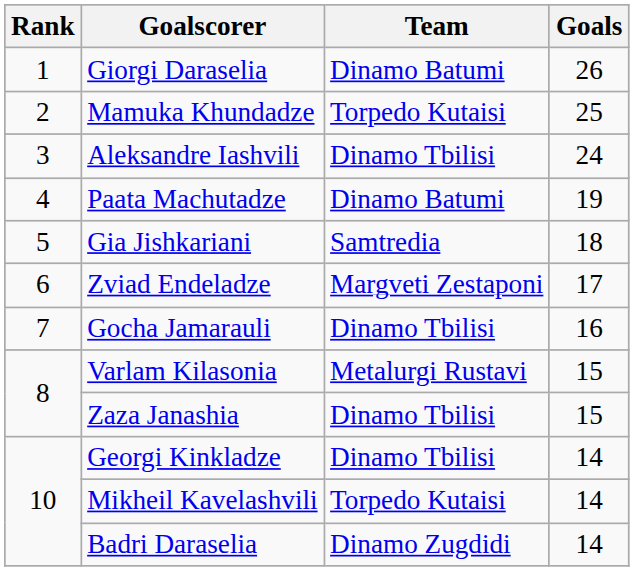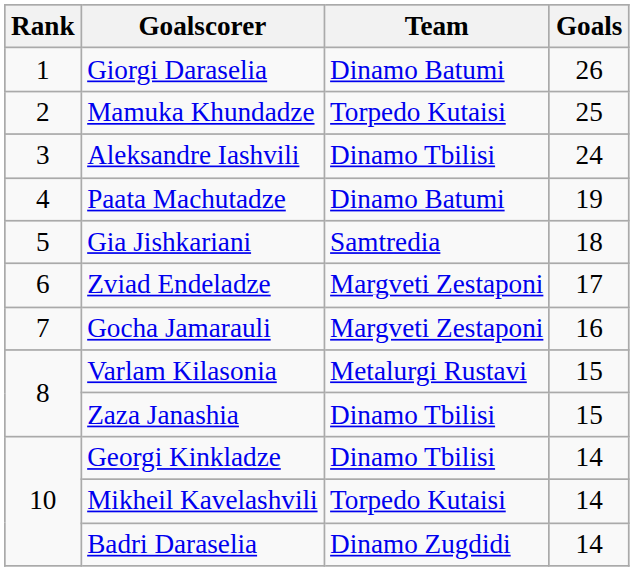(413, 328) Dinamo Tbilisi -> (437, 328) Margveti Zestaponi
